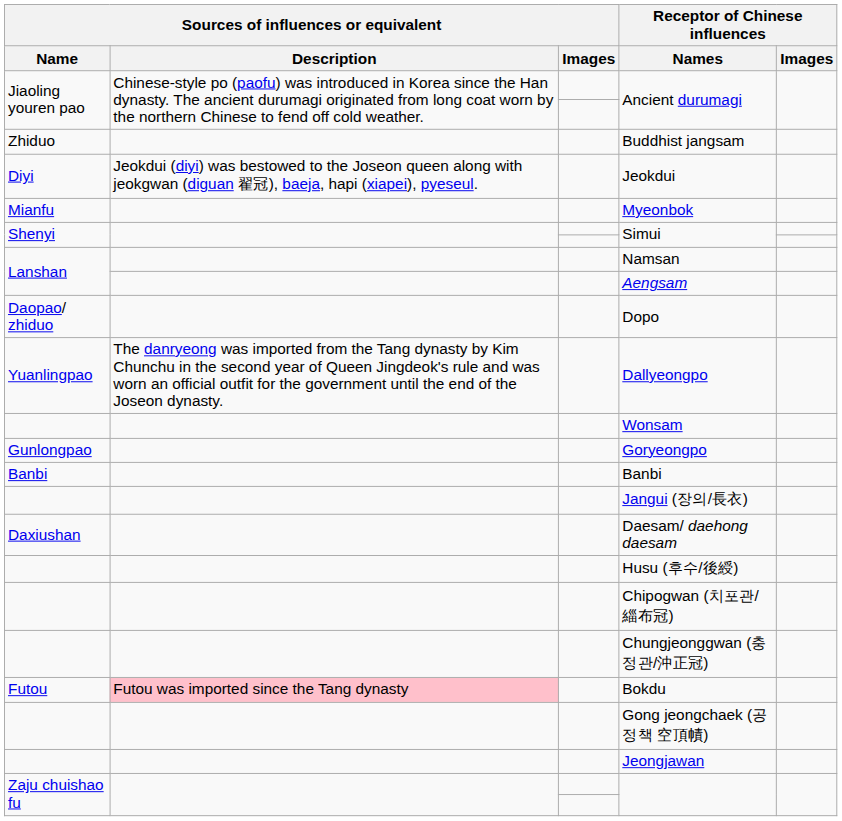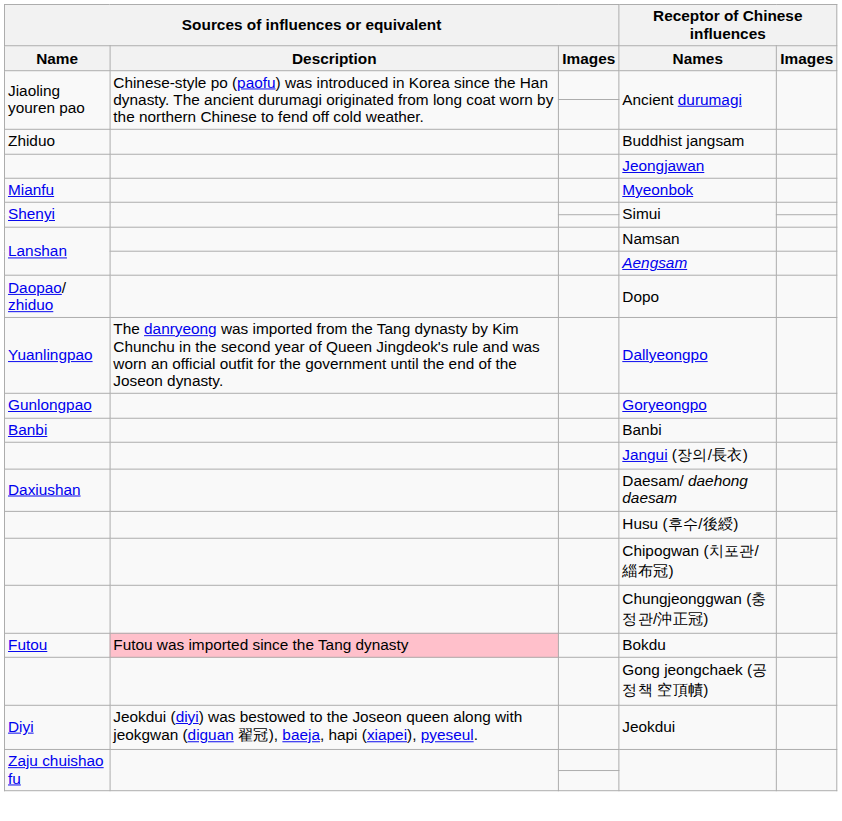rows swapped: (21, 176) <-> (57, 762)
- row: (57, 426)
